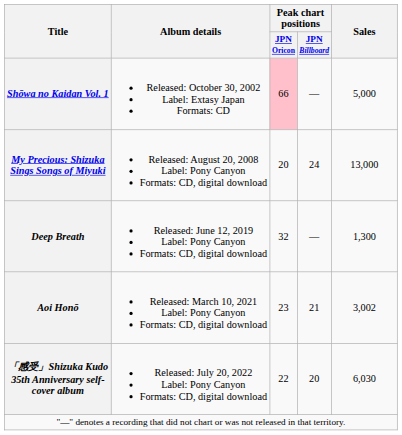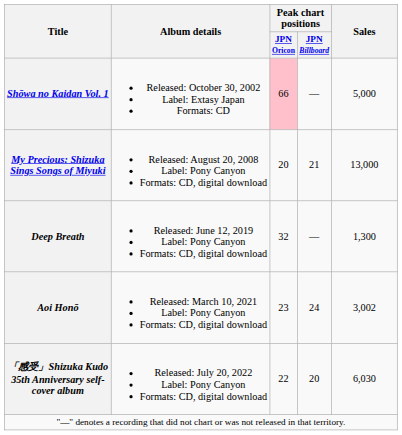(314, 165) 24 -> (314, 165) 21
(314, 307) 21 -> (314, 307) 24
